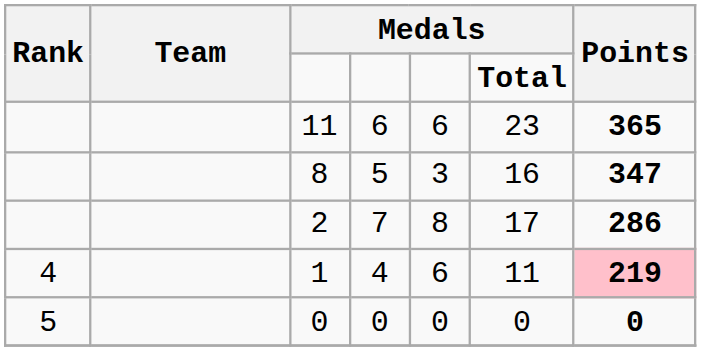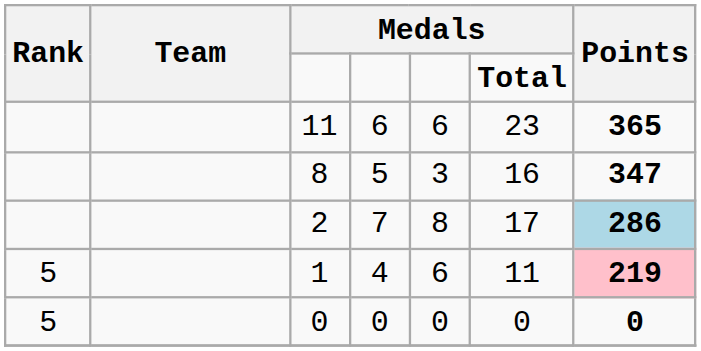(635, 224) no background -> (635, 224) lightblue background
(48, 273) 4 -> (48, 273) 5
